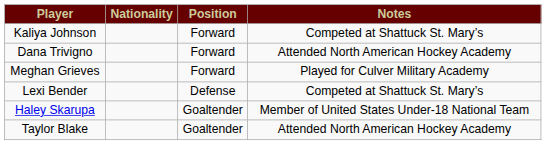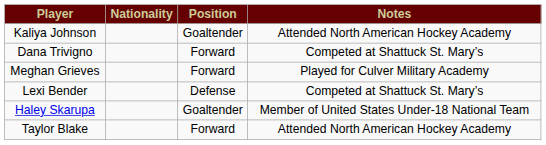(213, 33) Forward -> (213, 33) Goaltender
(394, 33) Competed at Shattuck St. Mary’s -> (394, 33) Attended North American Hockey Academy
(394, 52) Attended North American Hockey Academy -> (394, 52) Competed at Shattuck St. Mary’s
(213, 129) Goaltender -> (213, 129) Forward
